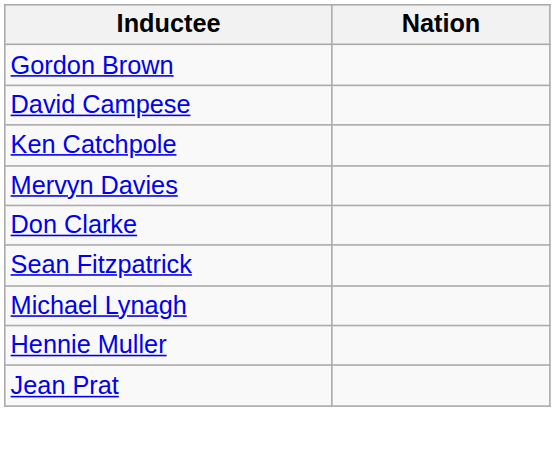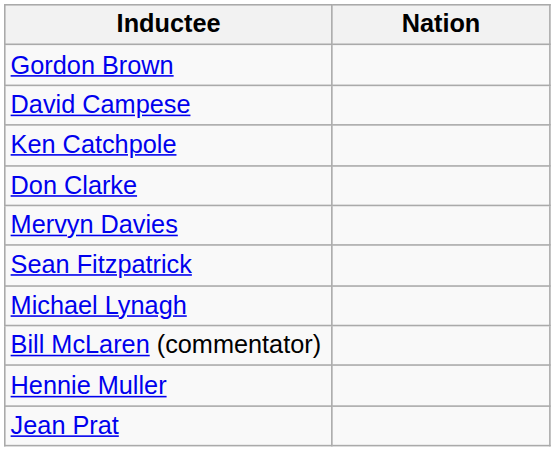rows swapped: (74, 225) <-> (94, 184)
+ row: (166, 345)
